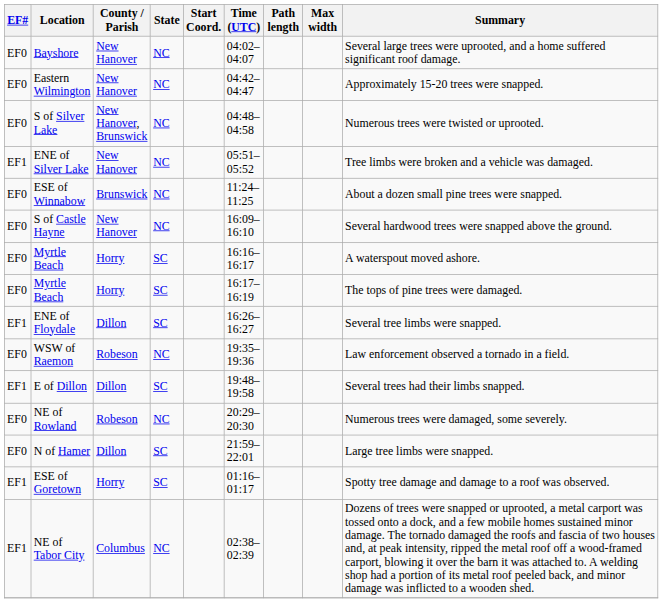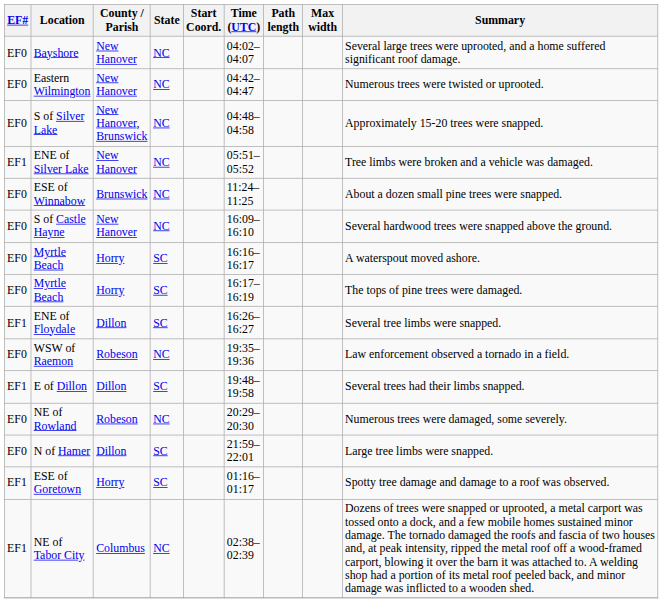(444, 84) Approximately 15-20 trees were snapped. -> (444, 84) Numerous trees were twisted or uprooted.
(444, 123) Numerous trees were twisted or uprooted. -> (444, 123) Approximately 15-20 trees were snapped.
